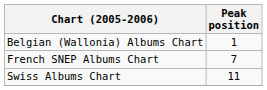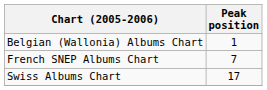(234, 77) 11 -> (234, 77) 17
